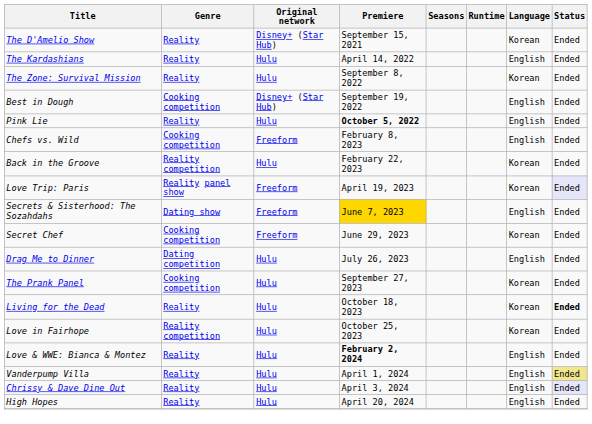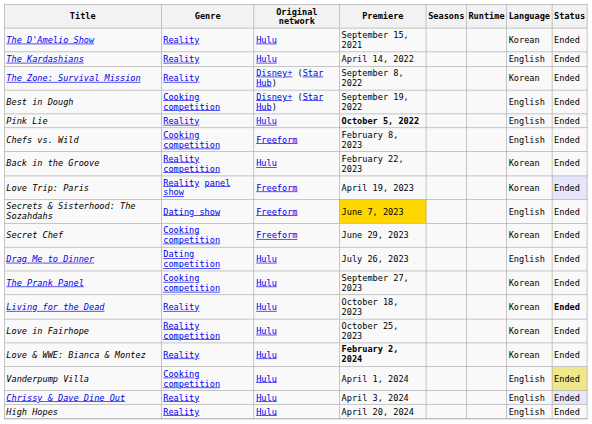(290, 40) Disney+ (Star Hub) -> (266, 40) Hulu
(266, 78) Hulu -> (290, 78) Disney+ (Star Hub)
(527, 355) English -> (524, 355) Korean
(181, 374) Reality -> (192, 379) Cooking competition
